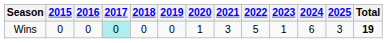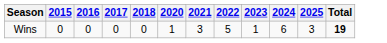- column: (172, 12)
(116, 29) paleturquoise background -> (116, 29) no background
